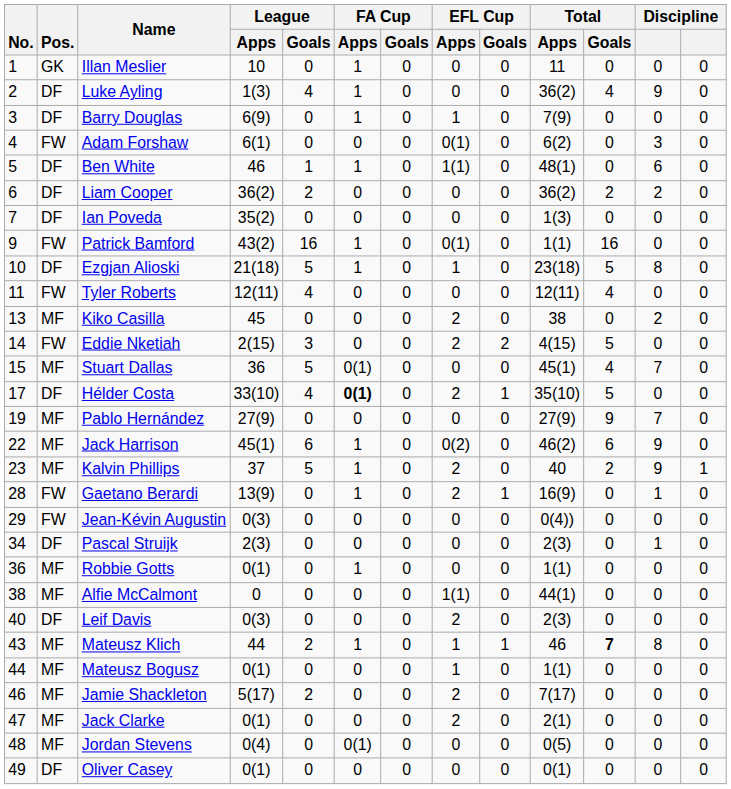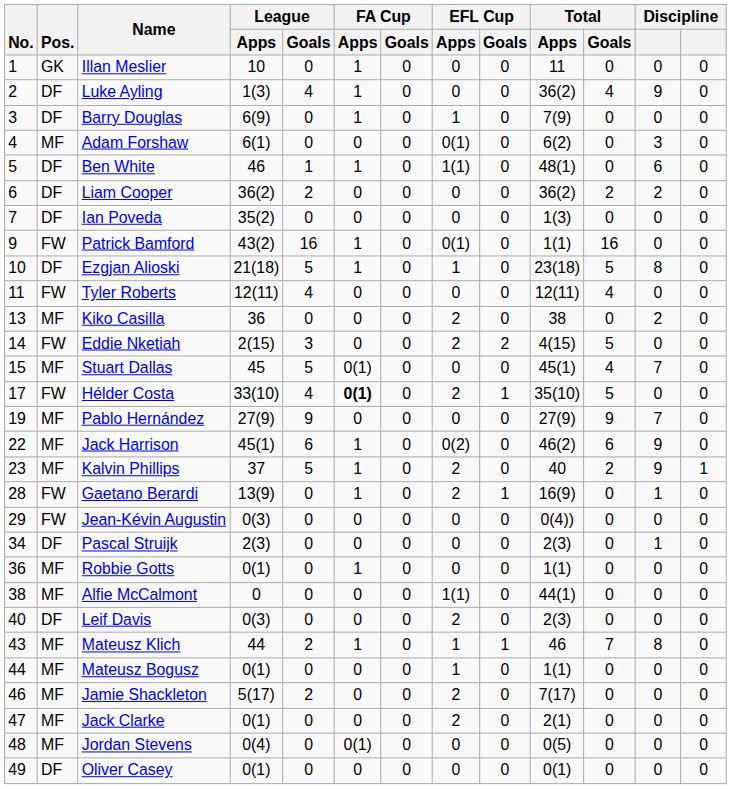(53, 142) FW -> (52, 142) MF
(256, 318) 45 -> (256, 318) 36
(256, 368) 36 -> (256, 368) 45
(52, 393) DF -> (53, 393) FW
(309, 419) 0 -> (309, 419) 9
(609, 645) bold -> (609, 645) normal
